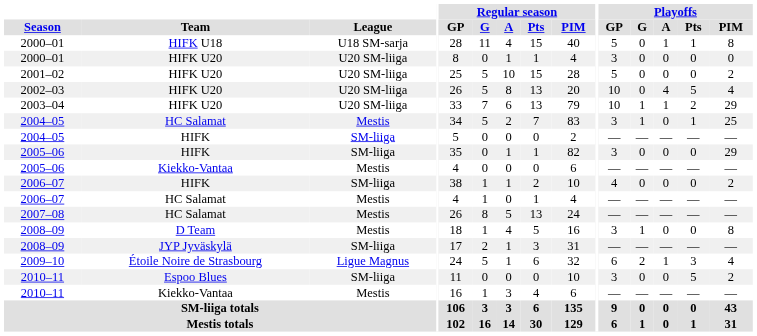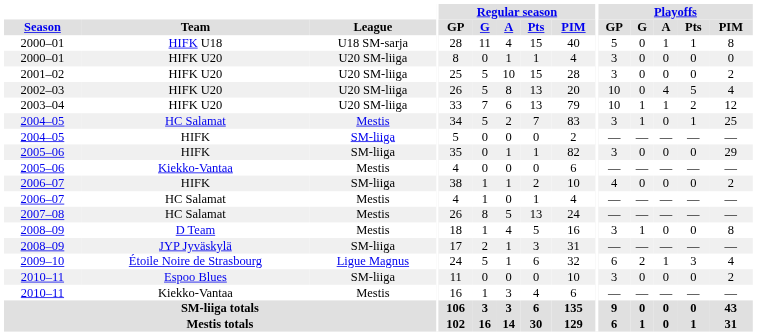(614, 74) 5 -> (614, 74) 3
(731, 105) 29 -> (731, 105) 12
(693, 277) 5 -> (693, 277) 0
